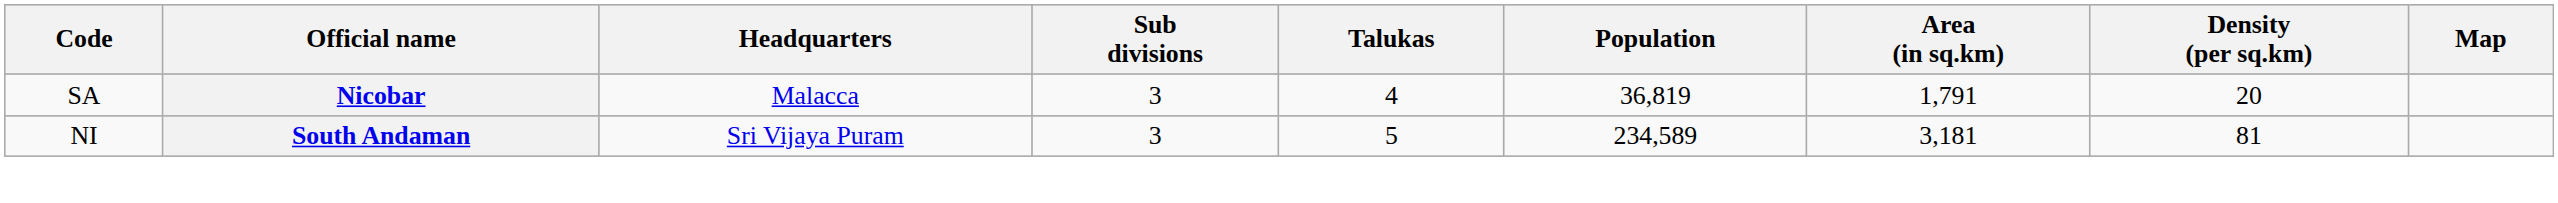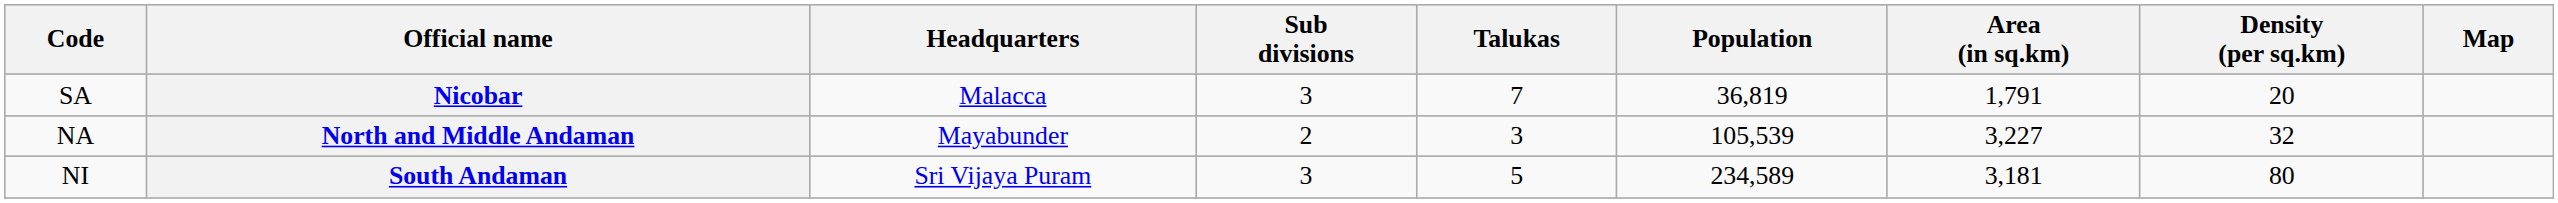(1391, 94) 4 -> (1517, 94) 7
+ row: (478, 135)
(2249, 135) 81 -> (2282, 176) 80
